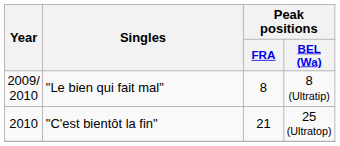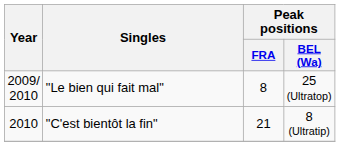(309, 88) 8 (Ultratip) -> (309, 88) 25 (Ultratop)
(309, 123) 25 (Ultratop) -> (309, 123) 8 (Ultratip)
